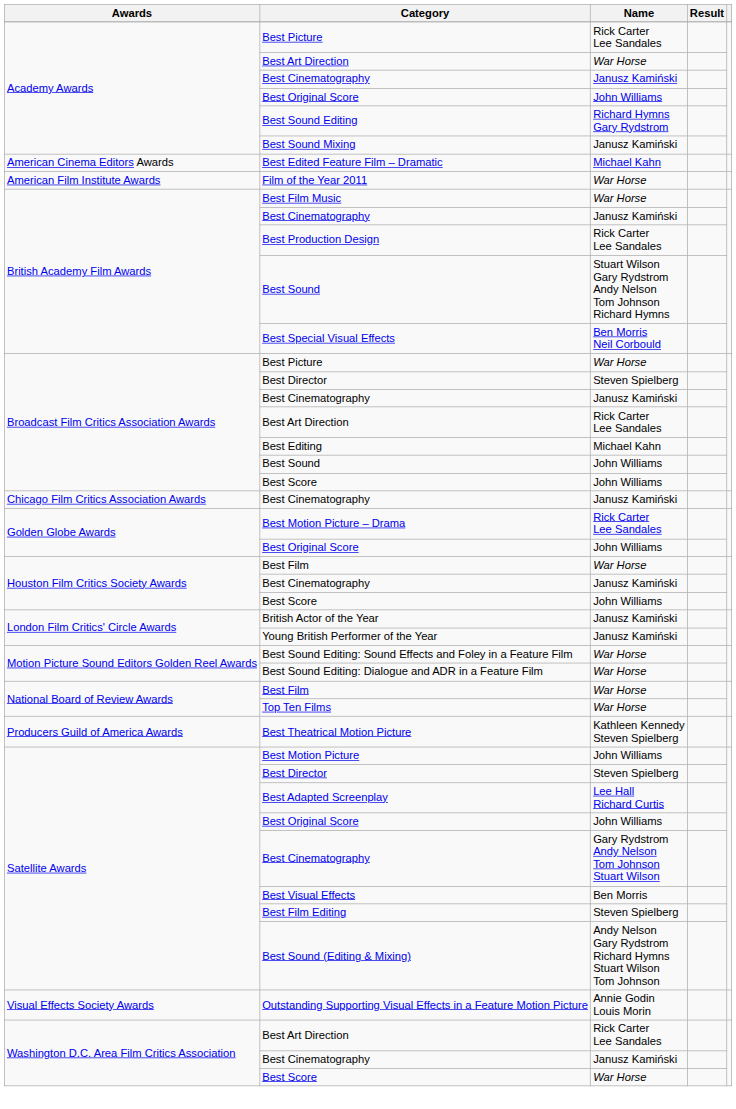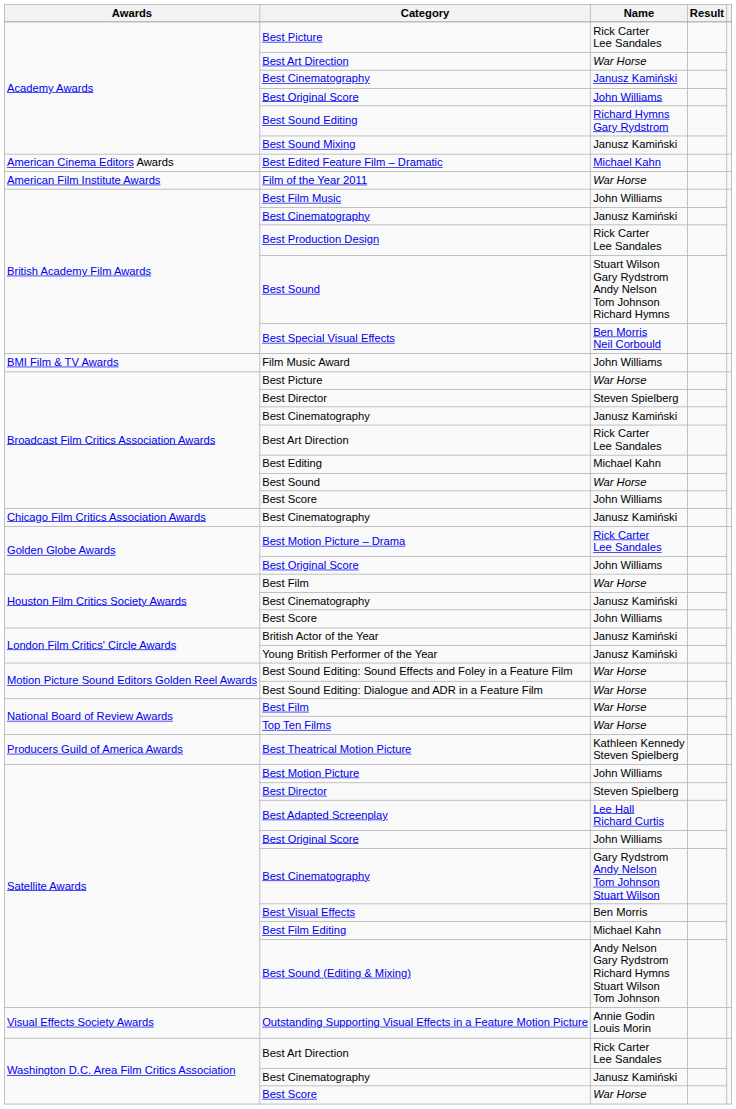(620, 198) War Horse -> (628, 198) John Williams
+ row: (63, 362)
(628, 464) John Williams -> (620, 482) War Horse
(636, 912) Steven Spielberg -> (627, 930) Michael Kahn
